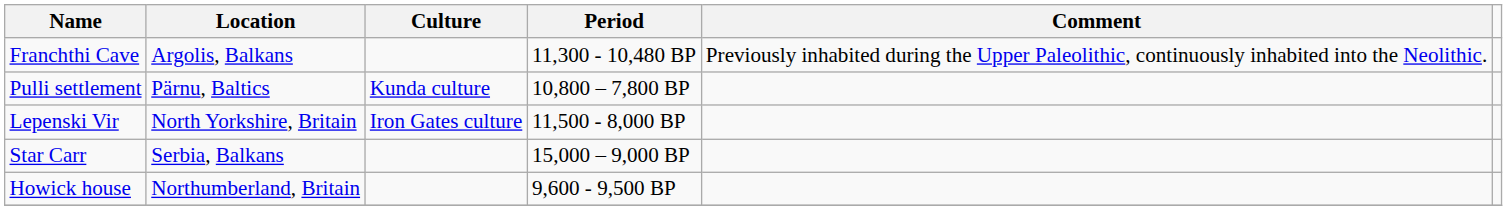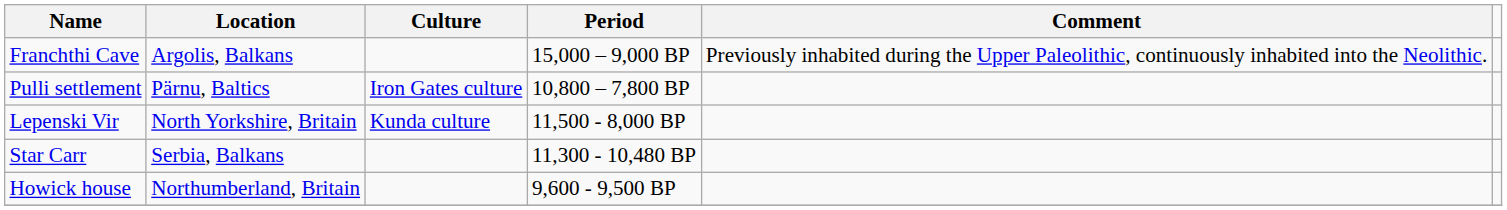(614, 54) 11,300 - 10,480 BP -> (611, 54) 15,000 – 9,000 BP
(430, 88) Kunda culture -> (446, 88) Iron Gates culture
(446, 121) Iron Gates culture -> (430, 121) Kunda culture
(611, 155) 15,000 – 9,000 BP -> (614, 155) 11,300 - 10,480 BP
